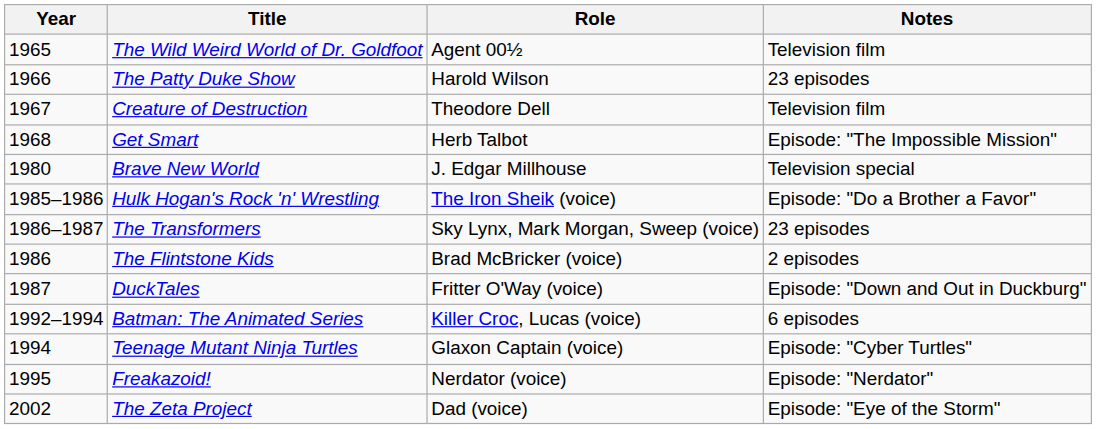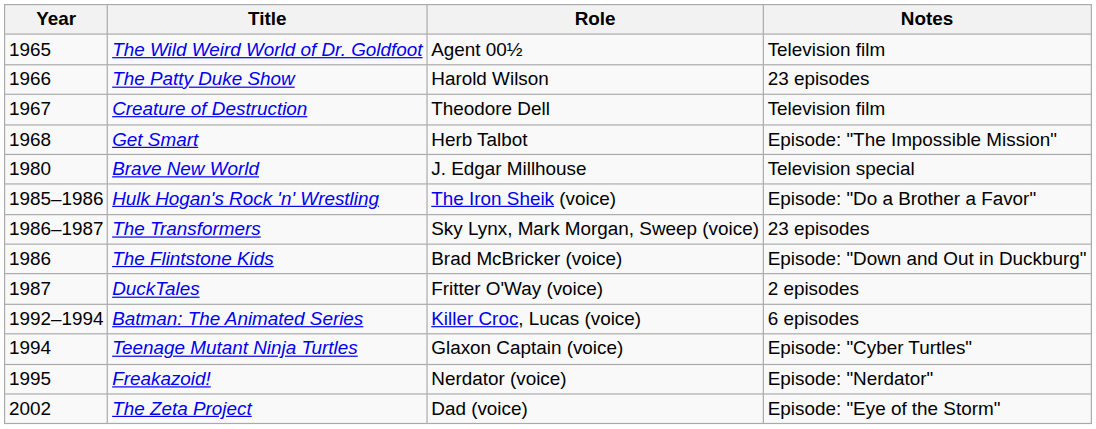(813, 259) 2 episodes -> (927, 259) Episode: "Down and Out in Duckburg"
(927, 288) Episode: "Down and Out in Duckburg" -> (813, 288) 2 episodes
